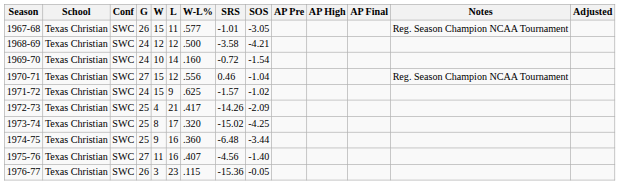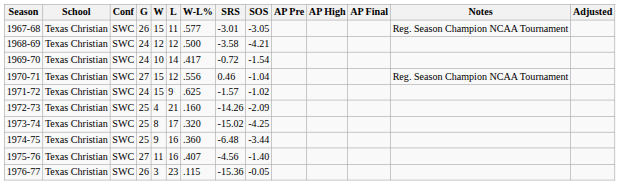(228, 28) -1.01 -> (228, 28) -3.01
(192, 60) .160 -> (192, 60) .417
(192, 108) .417 -> (192, 108) .160
